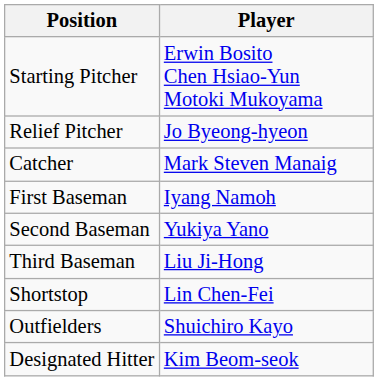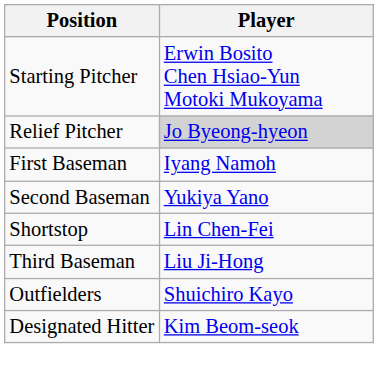(236, 131) no background -> (236, 131) lightgrey background
- row: (41, 164)
rows swapped: (72, 261) <-> (49, 294)
